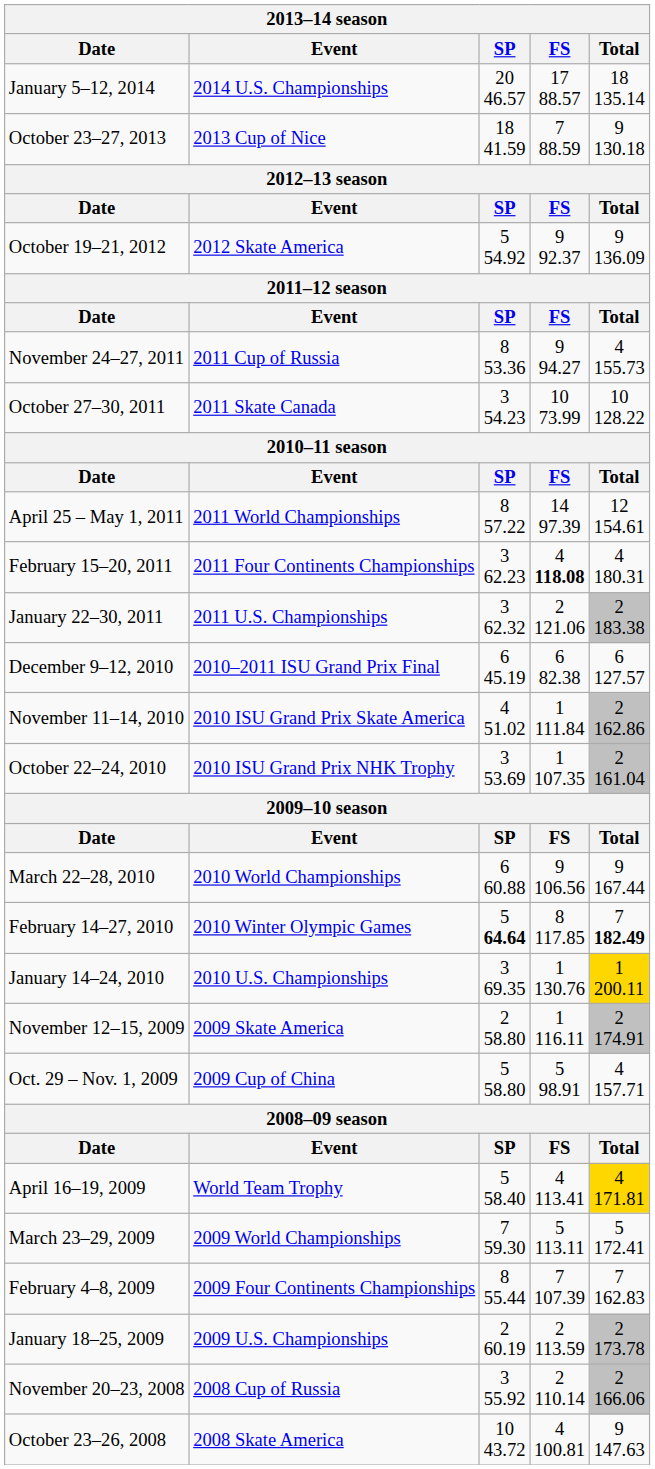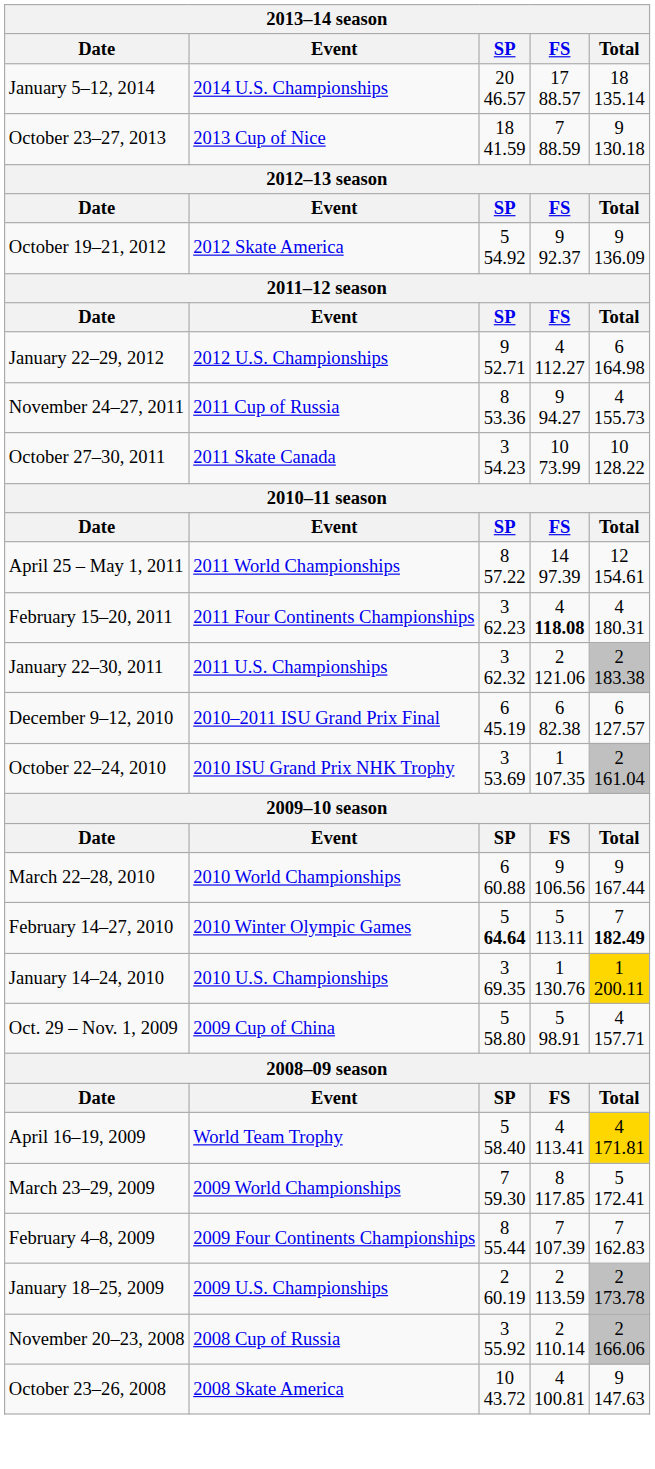+ row: (86, 357)
- row: (96, 717)
(560, 927) 8 117.85 -> (560, 927) 5 113.11
- row: (97, 1028)
(560, 1238) 5 113.11 -> (560, 1187) 8 117.85
